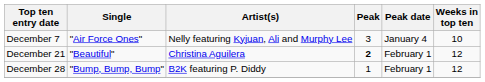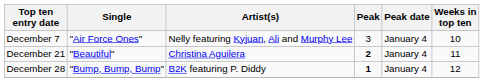(408, 54) February 1 -> (406, 54) January 4
(457, 54) 12 -> (455, 54) 11
(368, 69) normal -> (368, 69) bold
(408, 69) February 1 -> (406, 69) January 4
